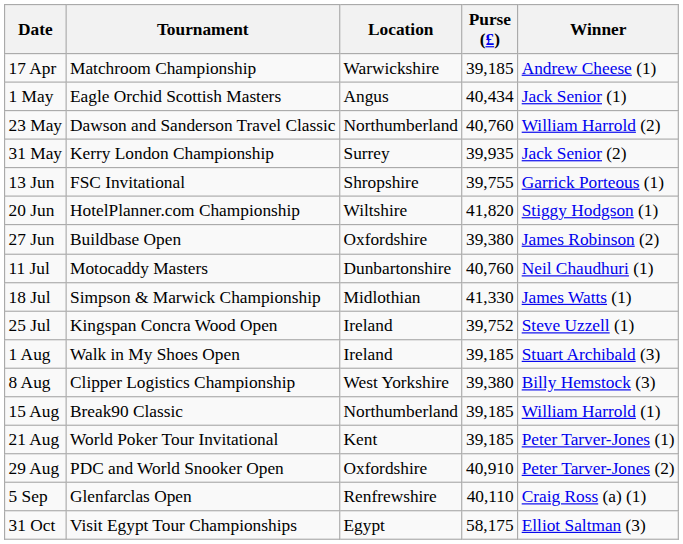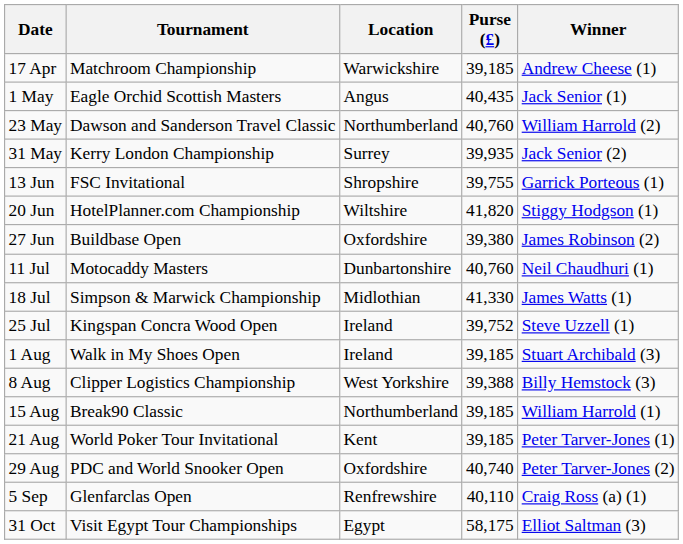(490, 96) 40,434 -> (490, 96) 40,435
(490, 382) 39,380 -> (490, 382) 39,388
(490, 468) 40,910 -> (490, 468) 40,740
